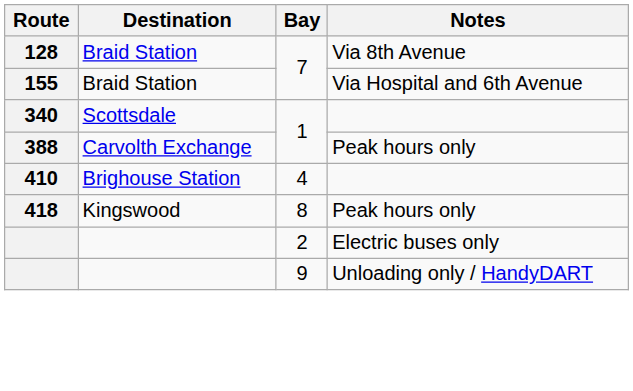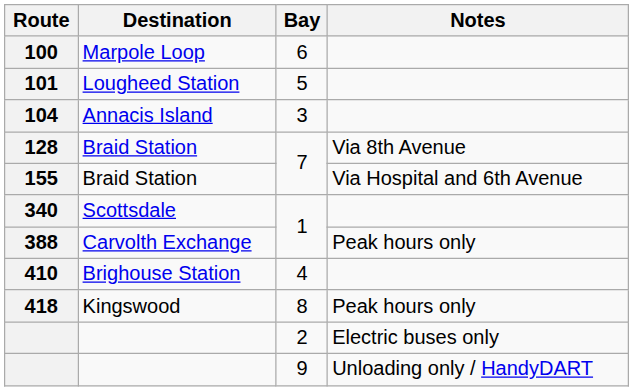+ row: (41, 52)
+ row: (41, 83)
+ row: (41, 115)
